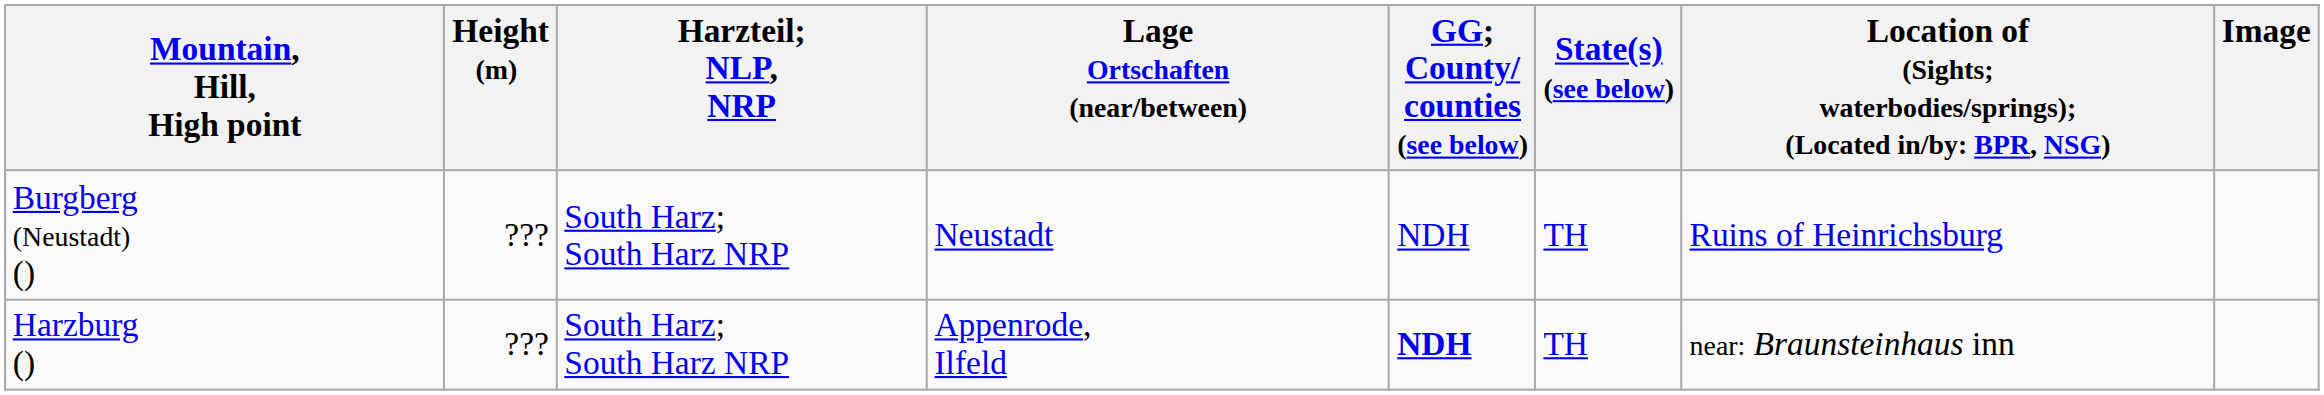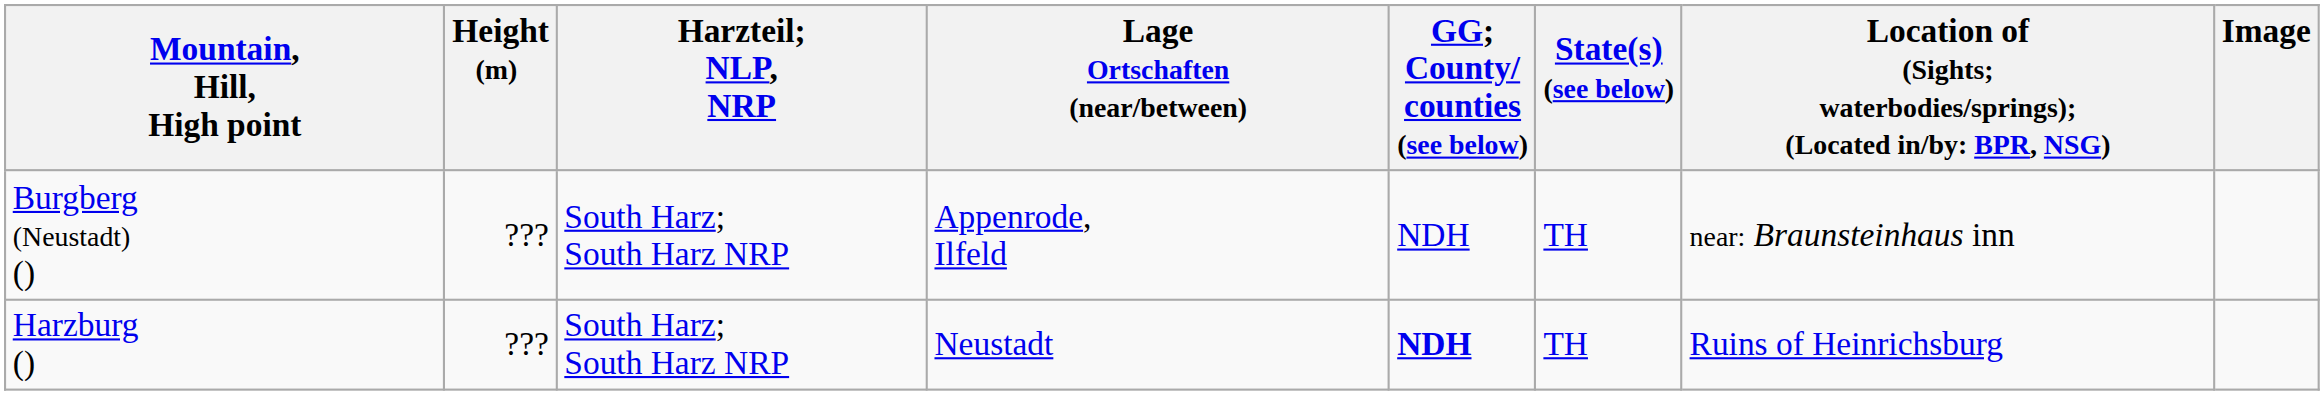(994, 234) Neustadt -> (1013, 234) Appenrode, Ilfeld
(1846, 234) Ruins of Heinrichsburg -> (1852, 234) near: Braunsteinhaus inn
(1013, 343) Appenrode, Ilfeld -> (994, 343) Neustadt
(1852, 343) near: Braunsteinhaus inn -> (1846, 343) Ruins of Heinrichsburg
